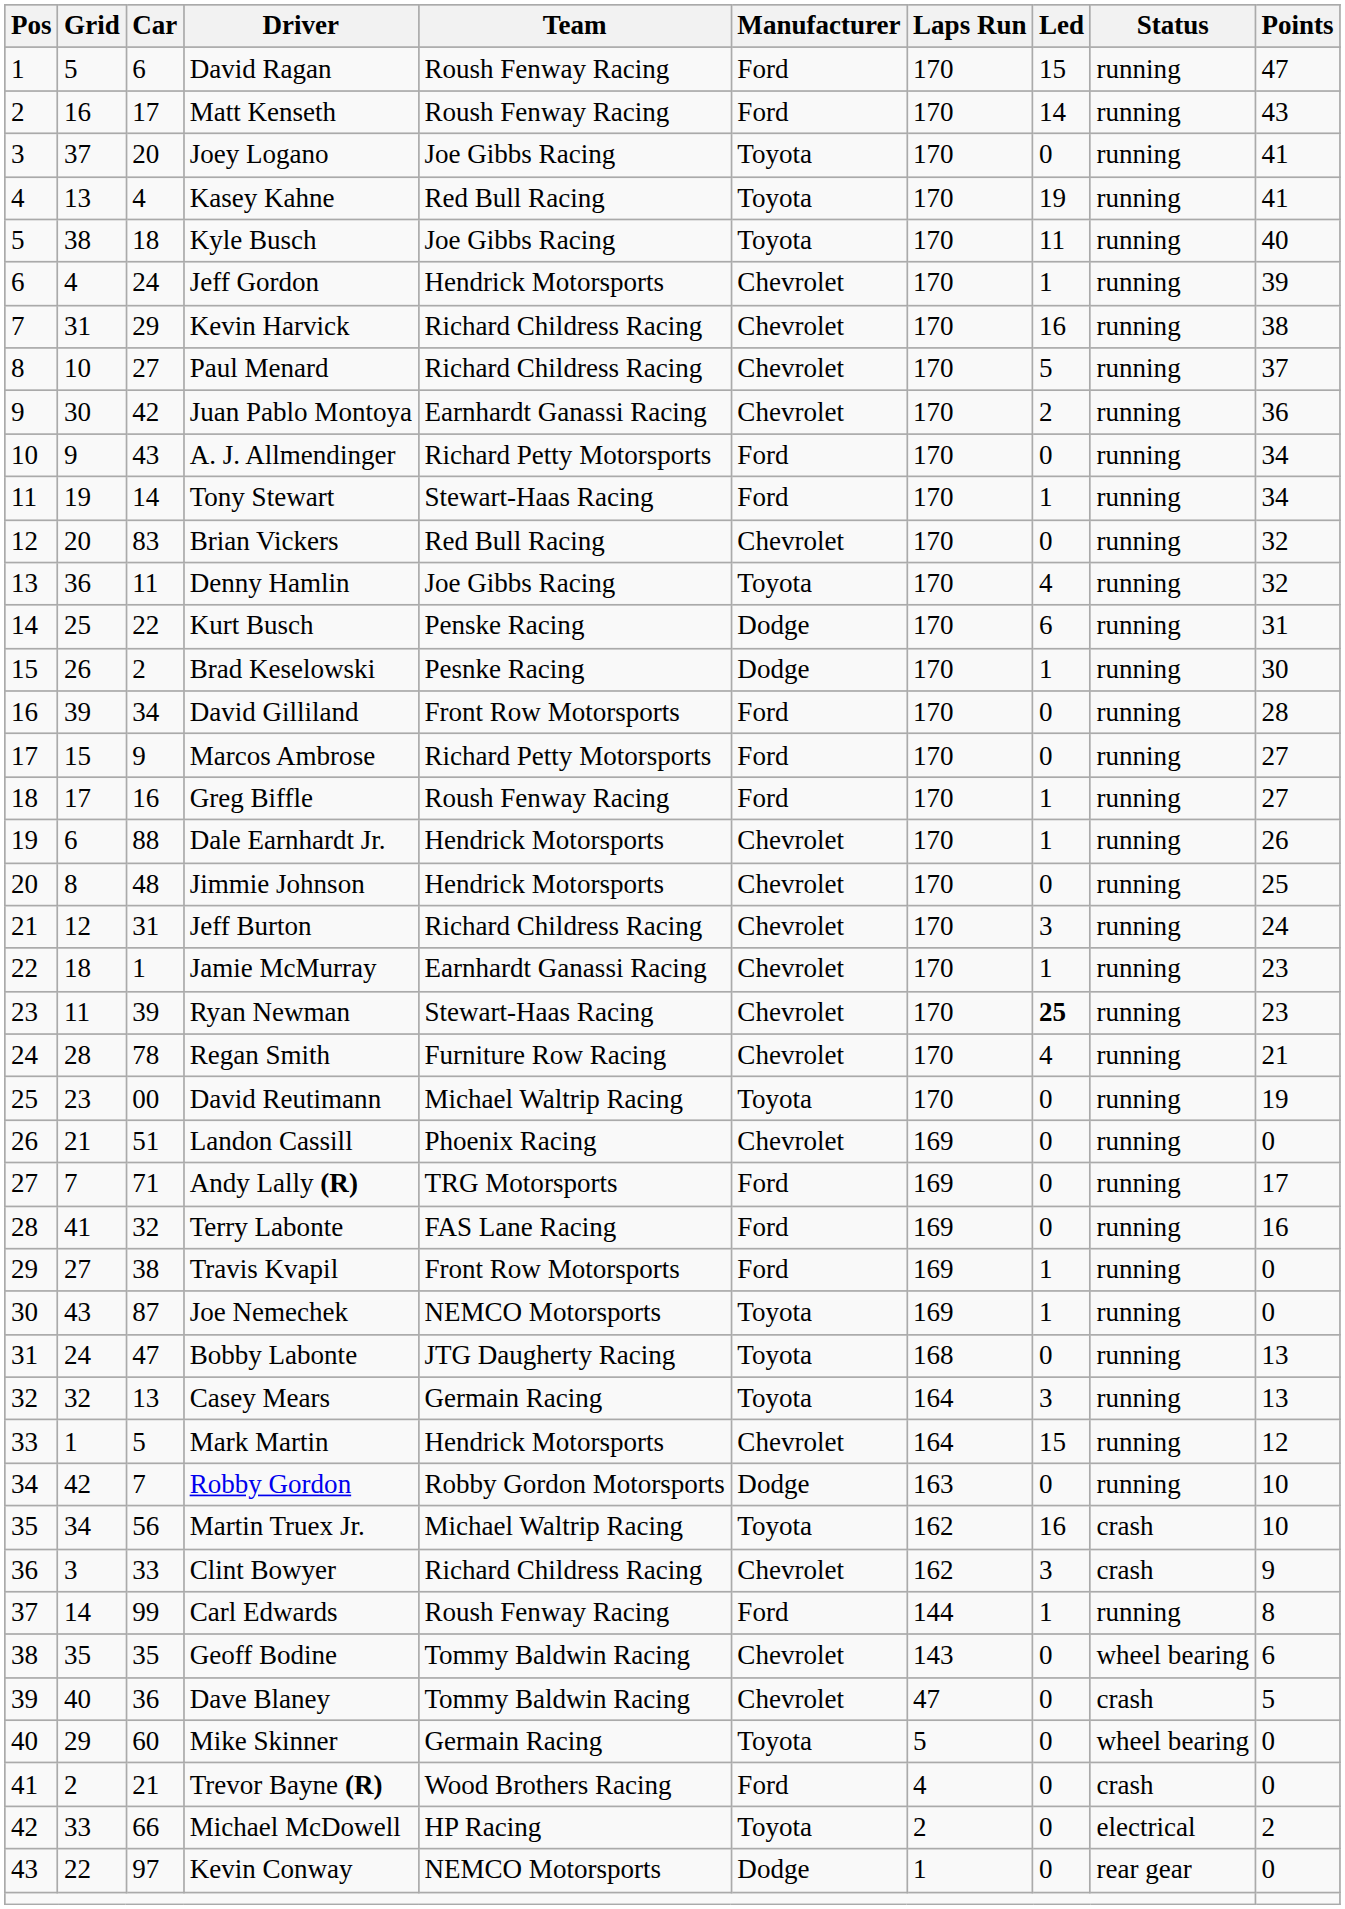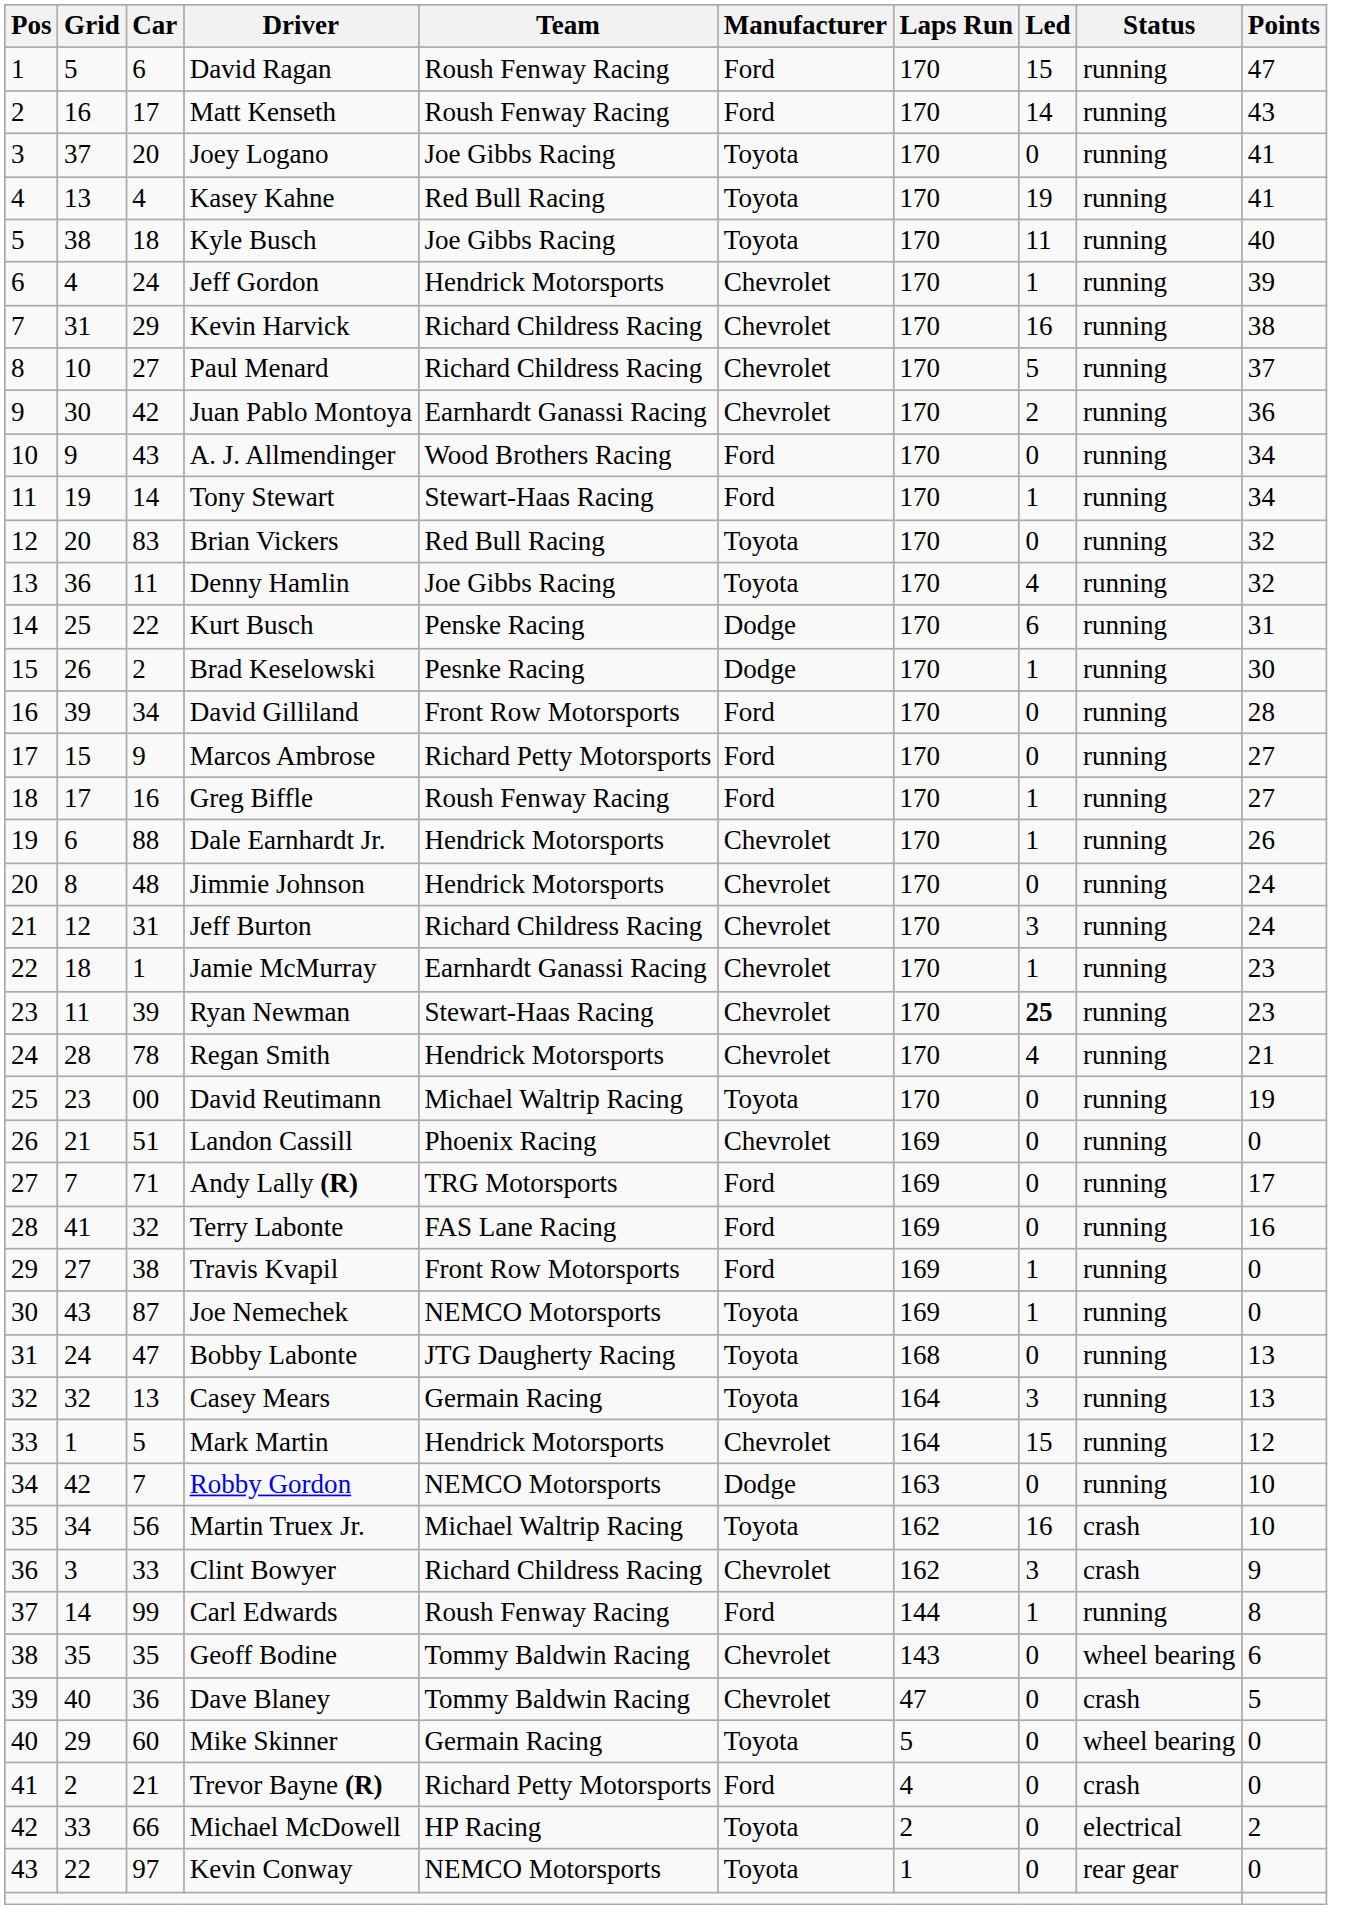(568, 454) Richard Petty Motorsports -> (548, 454) Wood Brothers Racing
(791, 540) Chevrolet -> (761, 540) Toyota
(1275, 883) 25 -> (1261, 883) 24
(545, 1055) Furniture Row Racing -> (544, 1055) Hendrick Motorsports
(575, 1483) Robby Gordon Motorsports -> (543, 1483) NEMCO Motorsports
(548, 1784) Wood Brothers Racing -> (568, 1784) Richard Petty Motorsports
(773, 1869) Dodge -> (761, 1869) Toyota
